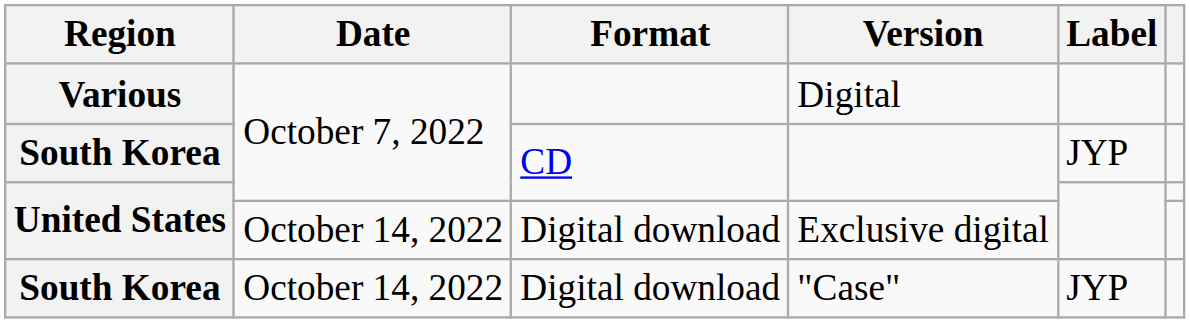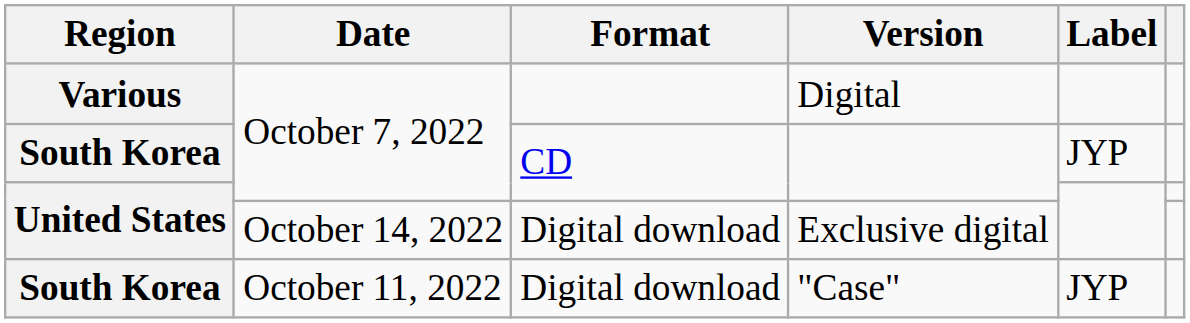(373, 287) October 14, 2022 -> (372, 287) October 11, 2022
